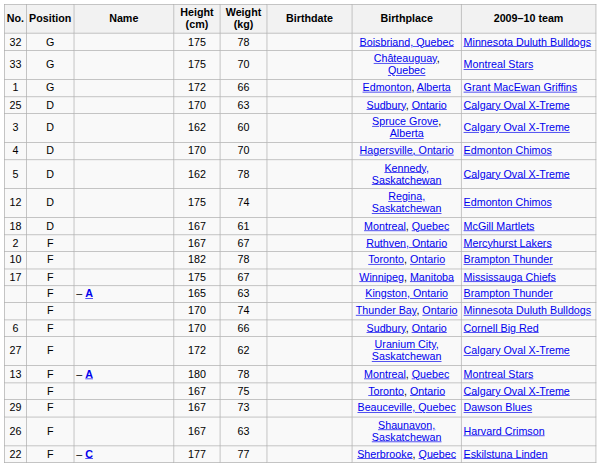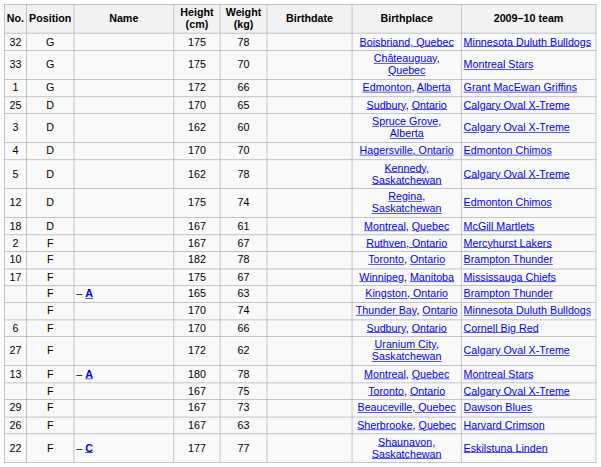(244, 105) 63 -> (244, 105) 65
(407, 431) Shaunavon, Saskatchewan -> (407, 425) Sherbrooke, Quebec
(407, 454) Sherbrooke, Quebec -> (407, 448) Shaunavon, Saskatchewan
